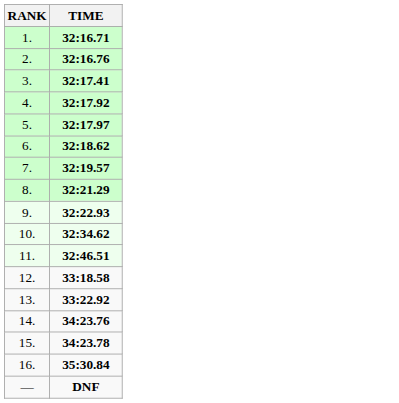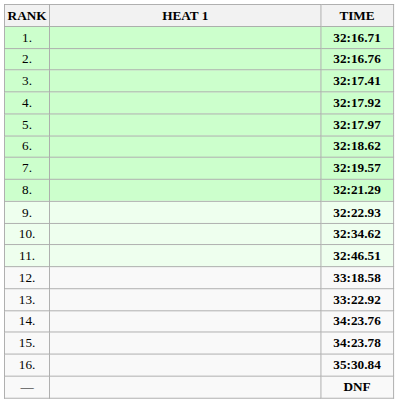+ column: (185, 15)
